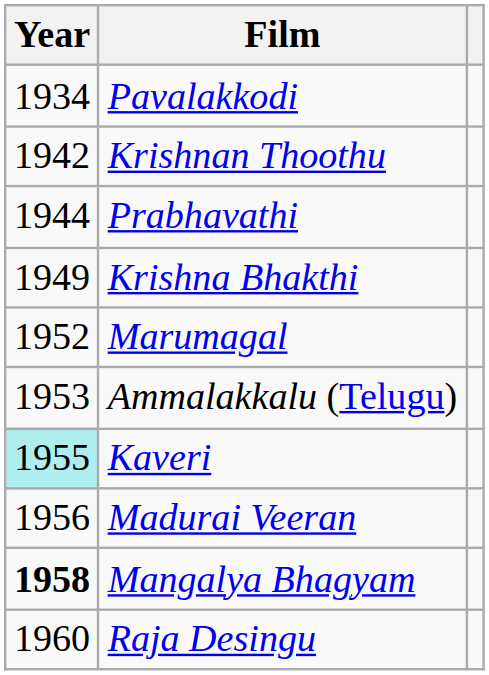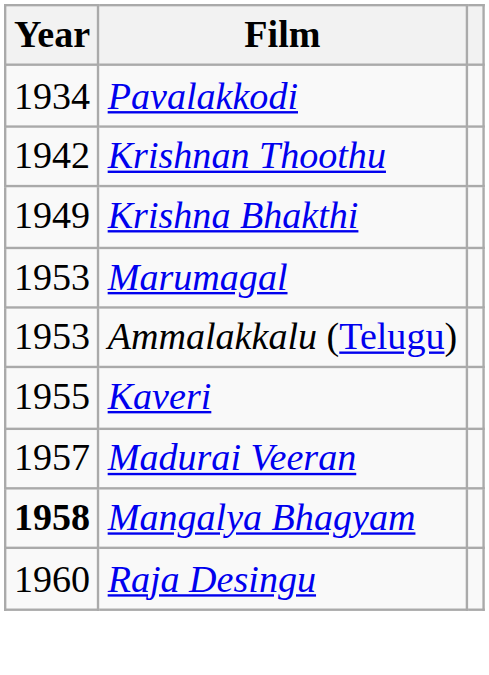- row: (203, 215)
(52, 336) 1952 -> (52, 276) 1953
(52, 457) paleturquoise background -> (52, 397) no background
(52, 517) 1956 -> (52, 457) 1957
